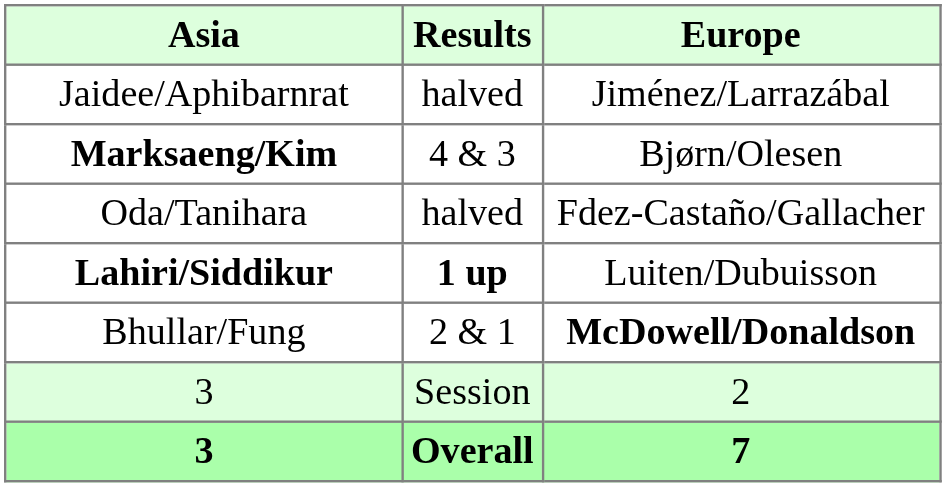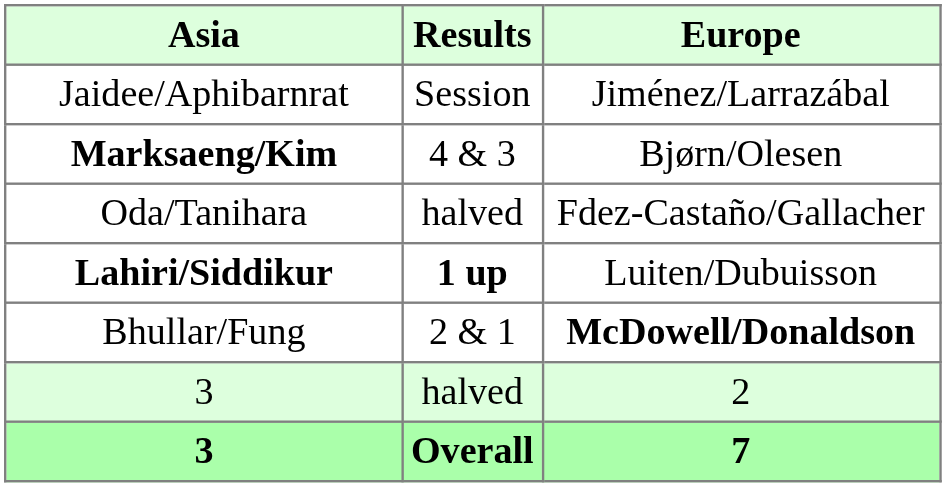(472, 93) halved -> (472, 93) Session
(472, 391) Session -> (472, 391) halved
